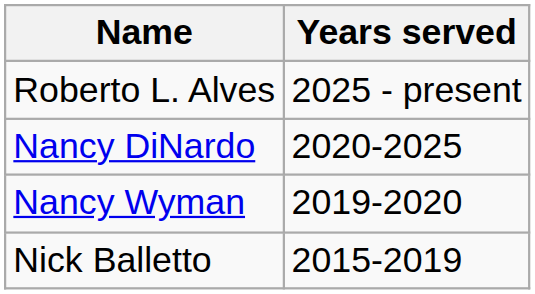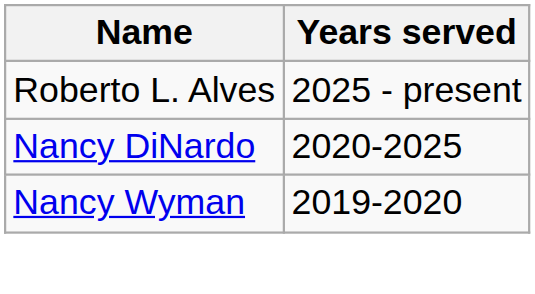- row: (112, 259)
